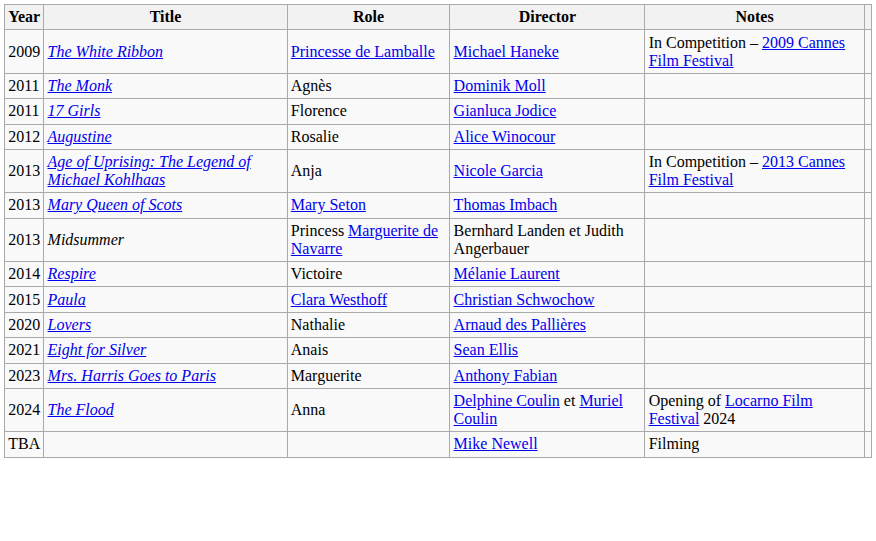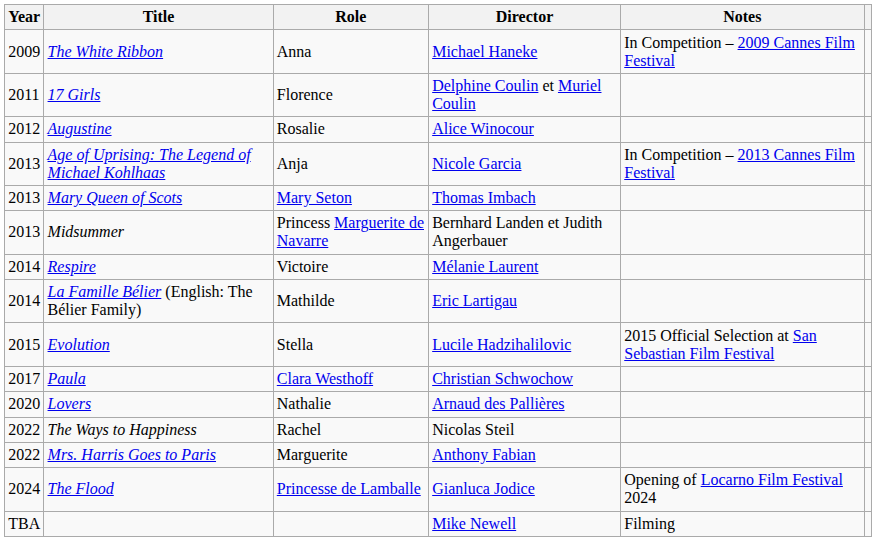(363, 51) Princesse de Lamballe -> (294, 51) Anna
- row: (80, 85)
(505, 111) Gianluca Jodice -> (517, 94) Delphine Coulin et Muriel Coulin
+ row: (150, 301)
+ row: (79, 344)
(24, 299) 2015 -> (24, 378) 2017
- row: (97, 350)
+ row: (122, 429)
(24, 375) 2023 -> (24, 455) 2022
(308, 410) Anna -> (349, 489) Princesse de Lamballe
(538, 410) Delphine Coulin et Muriel Coulin -> (483, 489) Gianluca Jodice
